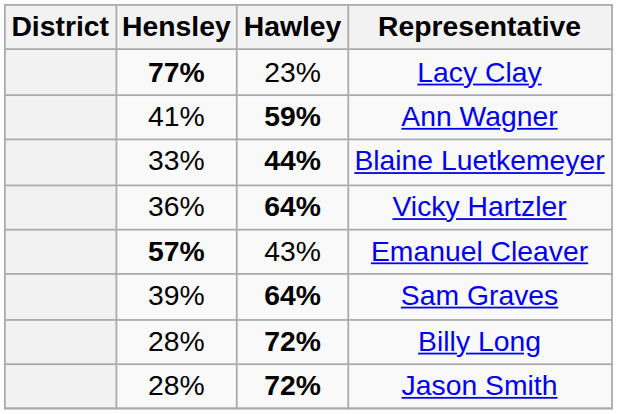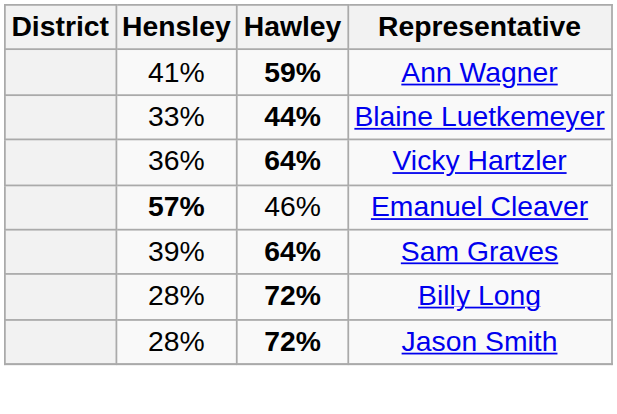- row: (480, 71)
(293, 251) 43% -> (293, 206) 46%
